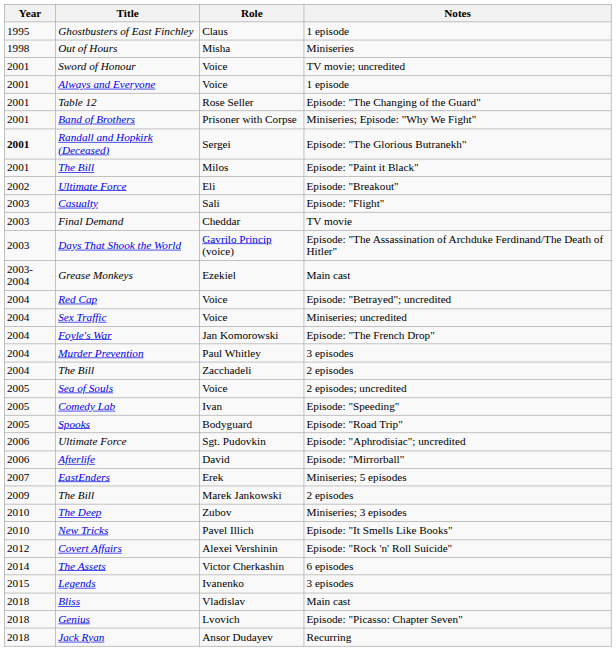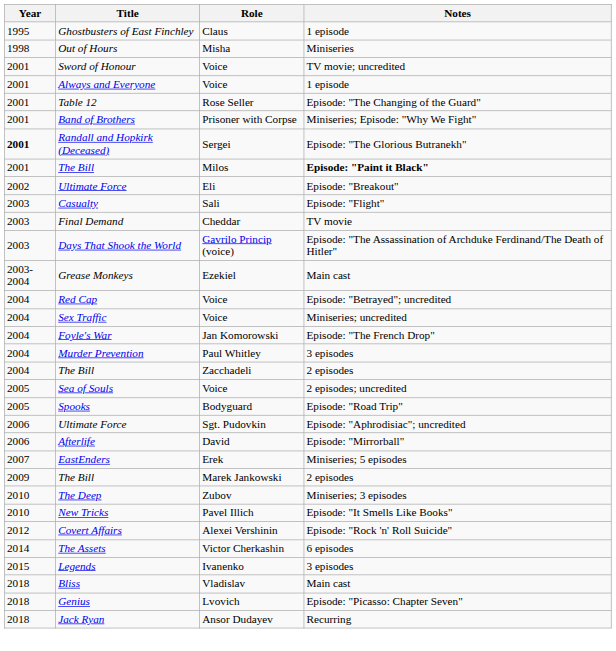(363, 168) normal -> (368, 168) bold
- row: (87, 406)
